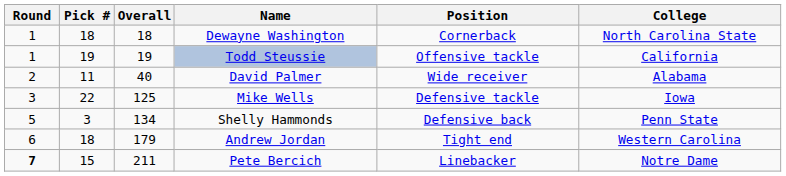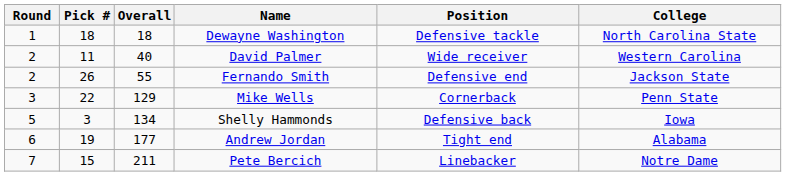(477, 36) Cornerback -> (477, 36) Defensive tackle
- row: (275, 56)
(680, 77) Alabama -> (680, 56) Western Carolina
+ row: (275, 77)
(144, 98) 125 -> (144, 98) 129
(477, 98) Defensive tackle -> (477, 98) Cornerback
(680, 98) Iowa -> (680, 98) Penn State
(680, 119) Penn State -> (680, 119) Iowa
(87, 139) 18 -> (87, 139) 19
(144, 139) 179 -> (144, 139) 177
(680, 139) Western Carolina -> (680, 139) Alabama
(32, 160) bold -> (32, 160) normal
